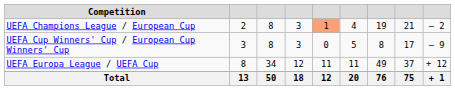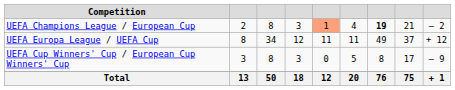(381, 26) normal -> (381, 26) bold
rows swapped: (101, 45) <-> (82, 64)
